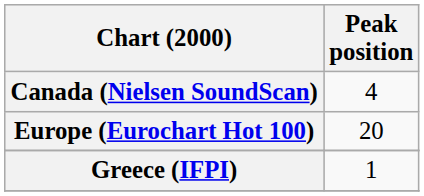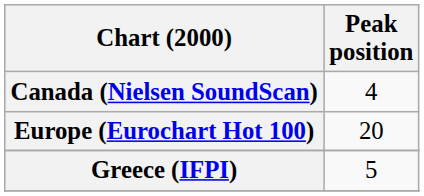(371, 170) 1 -> (371, 170) 5
